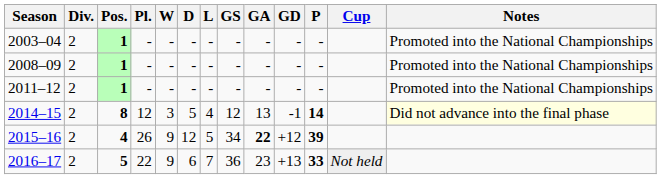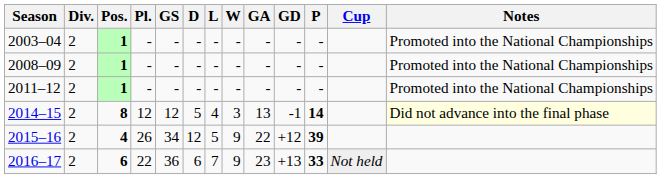columns swapped: (166, 16) <-> (231, 16)
(263, 137) bold -> (263, 137) normal
(124, 161) 5 -> (124, 161) 6
